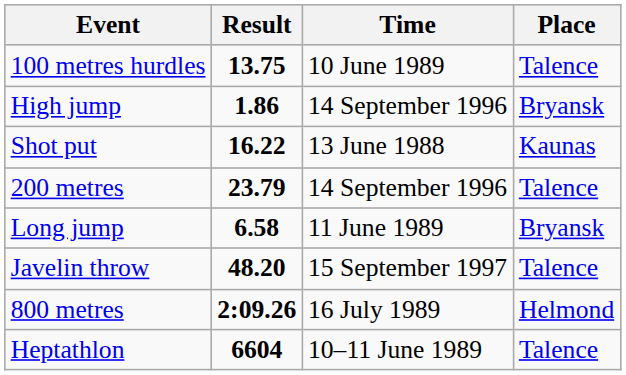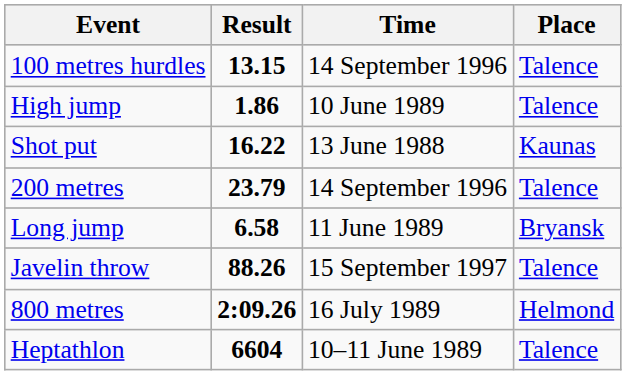(257, 65) 13.75 -> (257, 65) 13.15
(376, 65) 10 June 1989 -> (408, 65) 14 September 1996
(408, 106) 14 September 1996 -> (376, 106) 10 June 1989
(562, 106) Bryansk -> (559, 106) Talence
(257, 268) 48.20 -> (257, 268) 88.26
